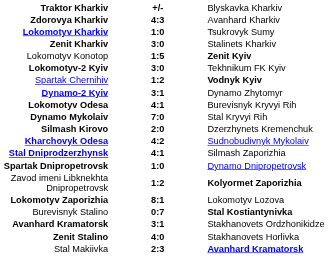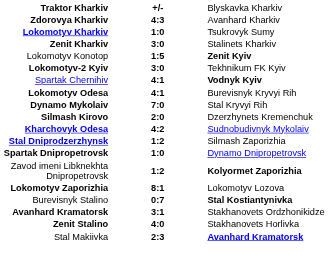(158, 80) 1:2 -> (158, 80) 4:1
- row: (75, 92)
(158, 153) 4:1 -> (158, 141) 1:2
